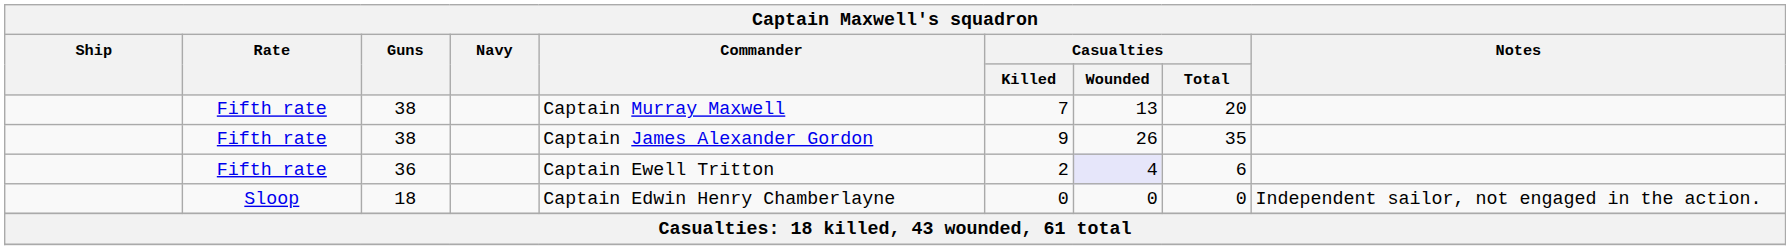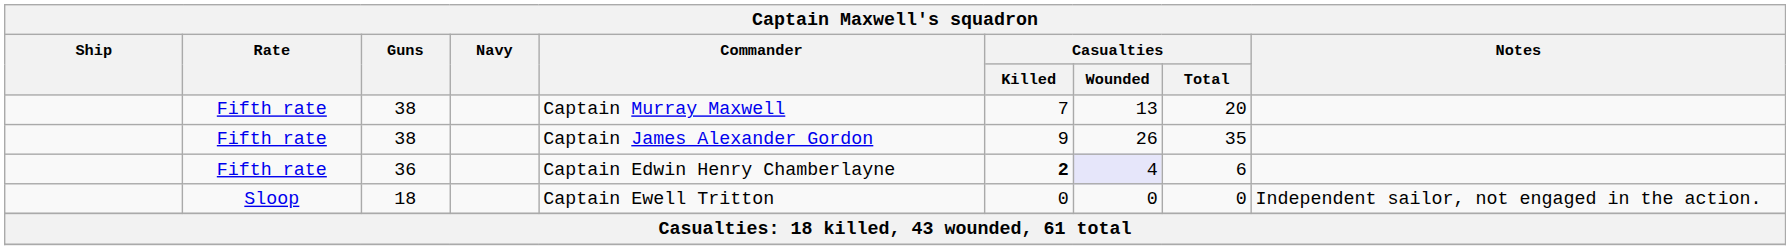(659, 169) Captain Ewell Tritton -> (719, 169) Captain Edwin Henry Chamberlayne
(1063, 169) normal -> (1063, 169) bold
(719, 199) Captain Edwin Henry Chamberlayne -> (659, 199) Captain Ewell Tritton
